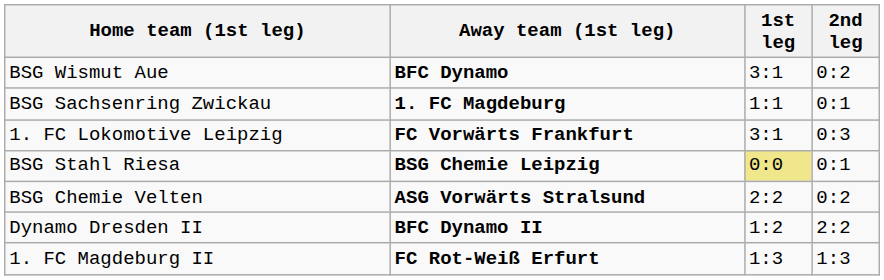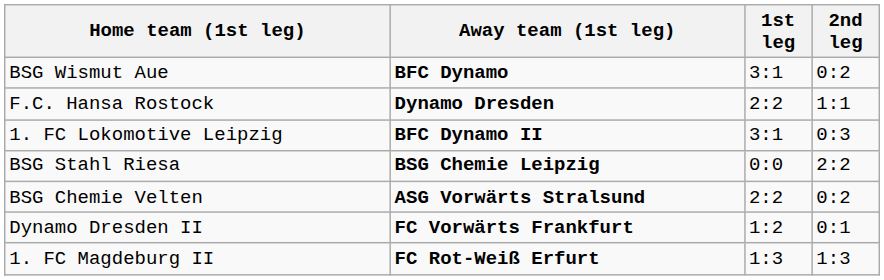- row: (140, 104)
+ row: (112, 104)
(514, 135) FC Vorwärts Frankfurt -> (469, 135) BFC Dynamo II
(766, 166) khaki background -> (766, 166) no background
(833, 166) 0:1 -> (833, 166) 2:2
(469, 228) BFC Dynamo II -> (514, 228) FC Vorwärts Frankfurt
(833, 228) 2:2 -> (833, 228) 0:1
